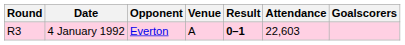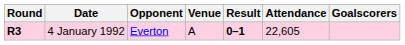(14, 31) normal -> (14, 31) bold
(283, 31) 22,603 -> (283, 31) 22,605
